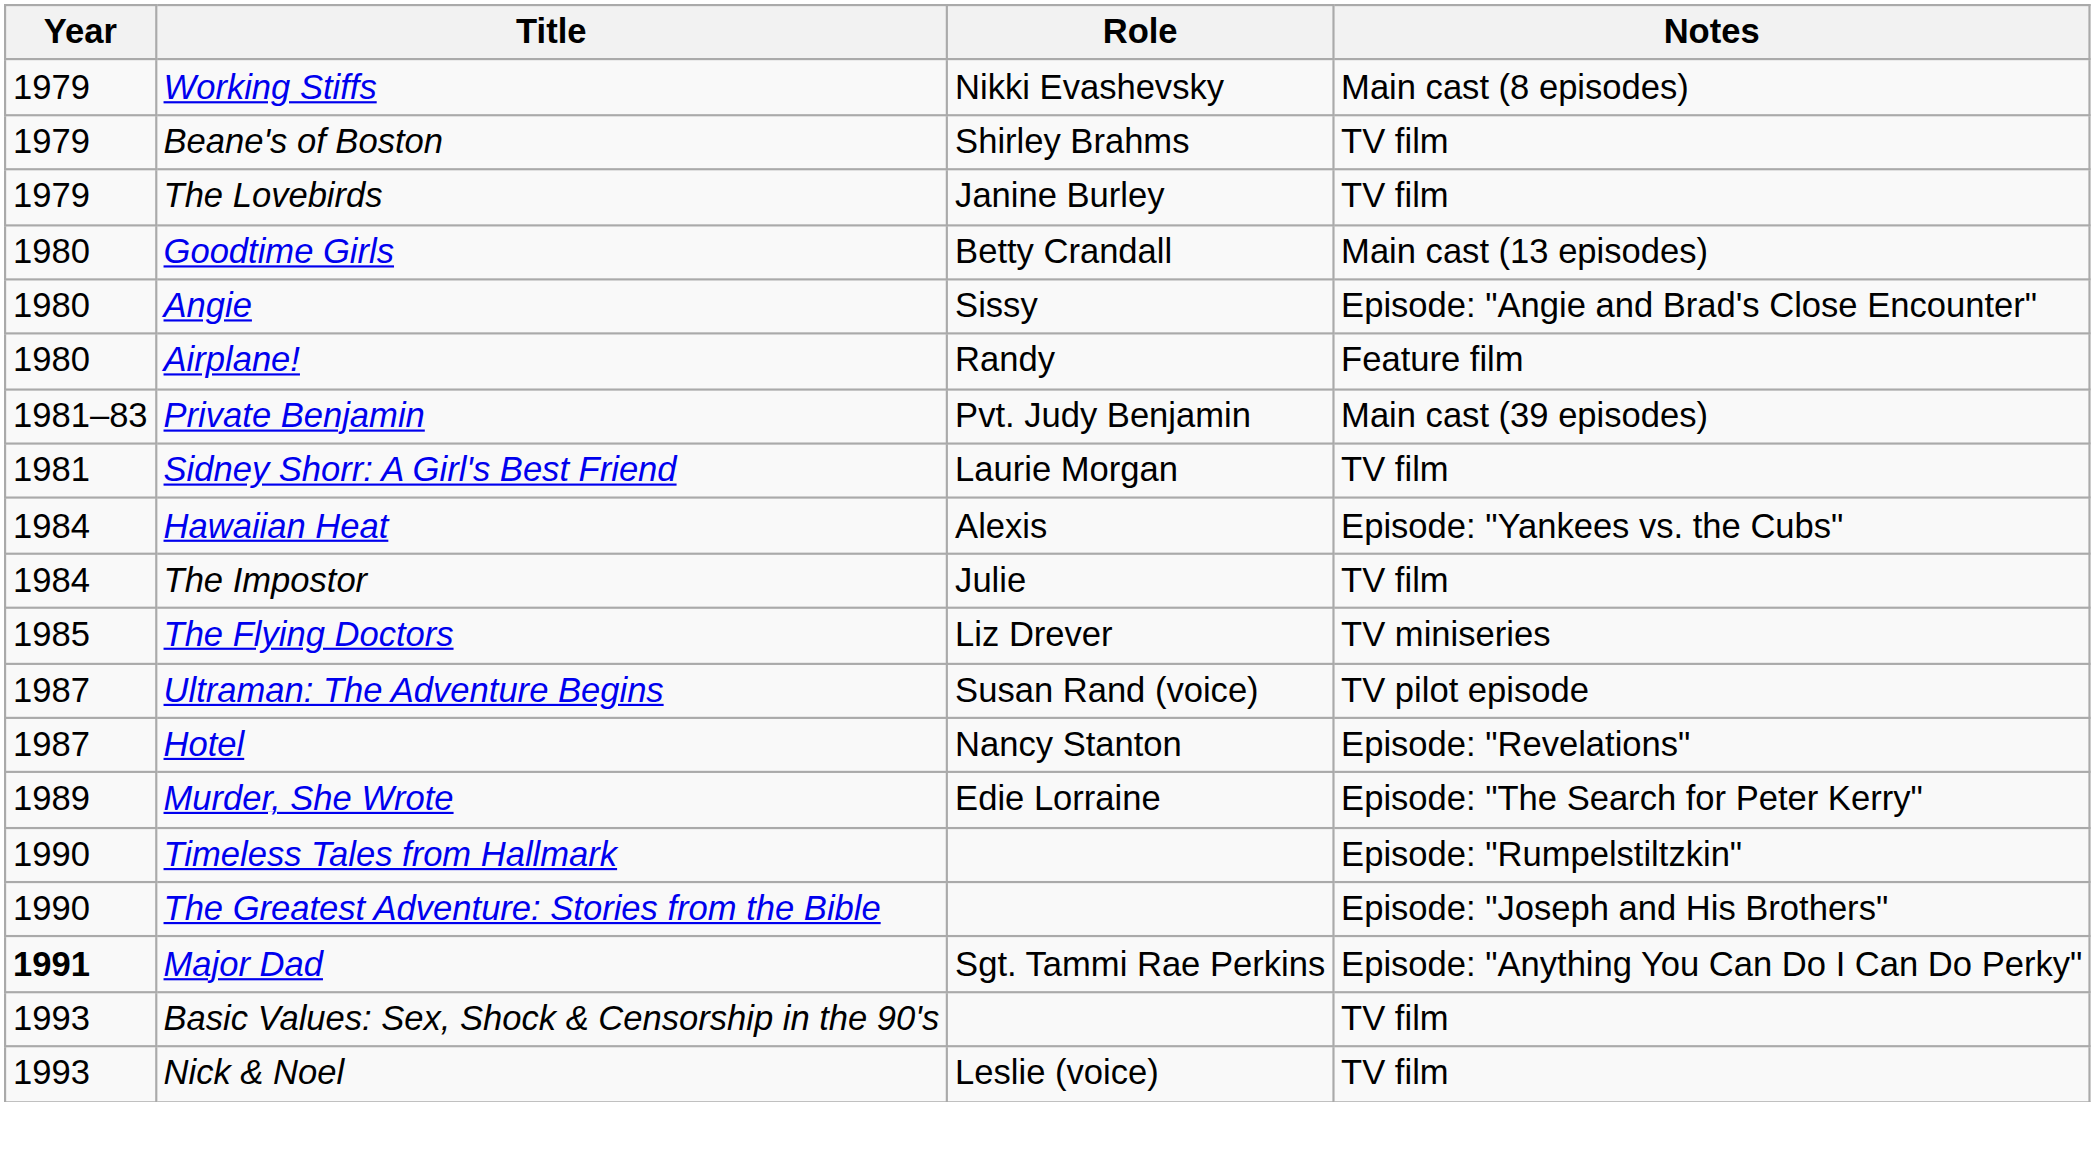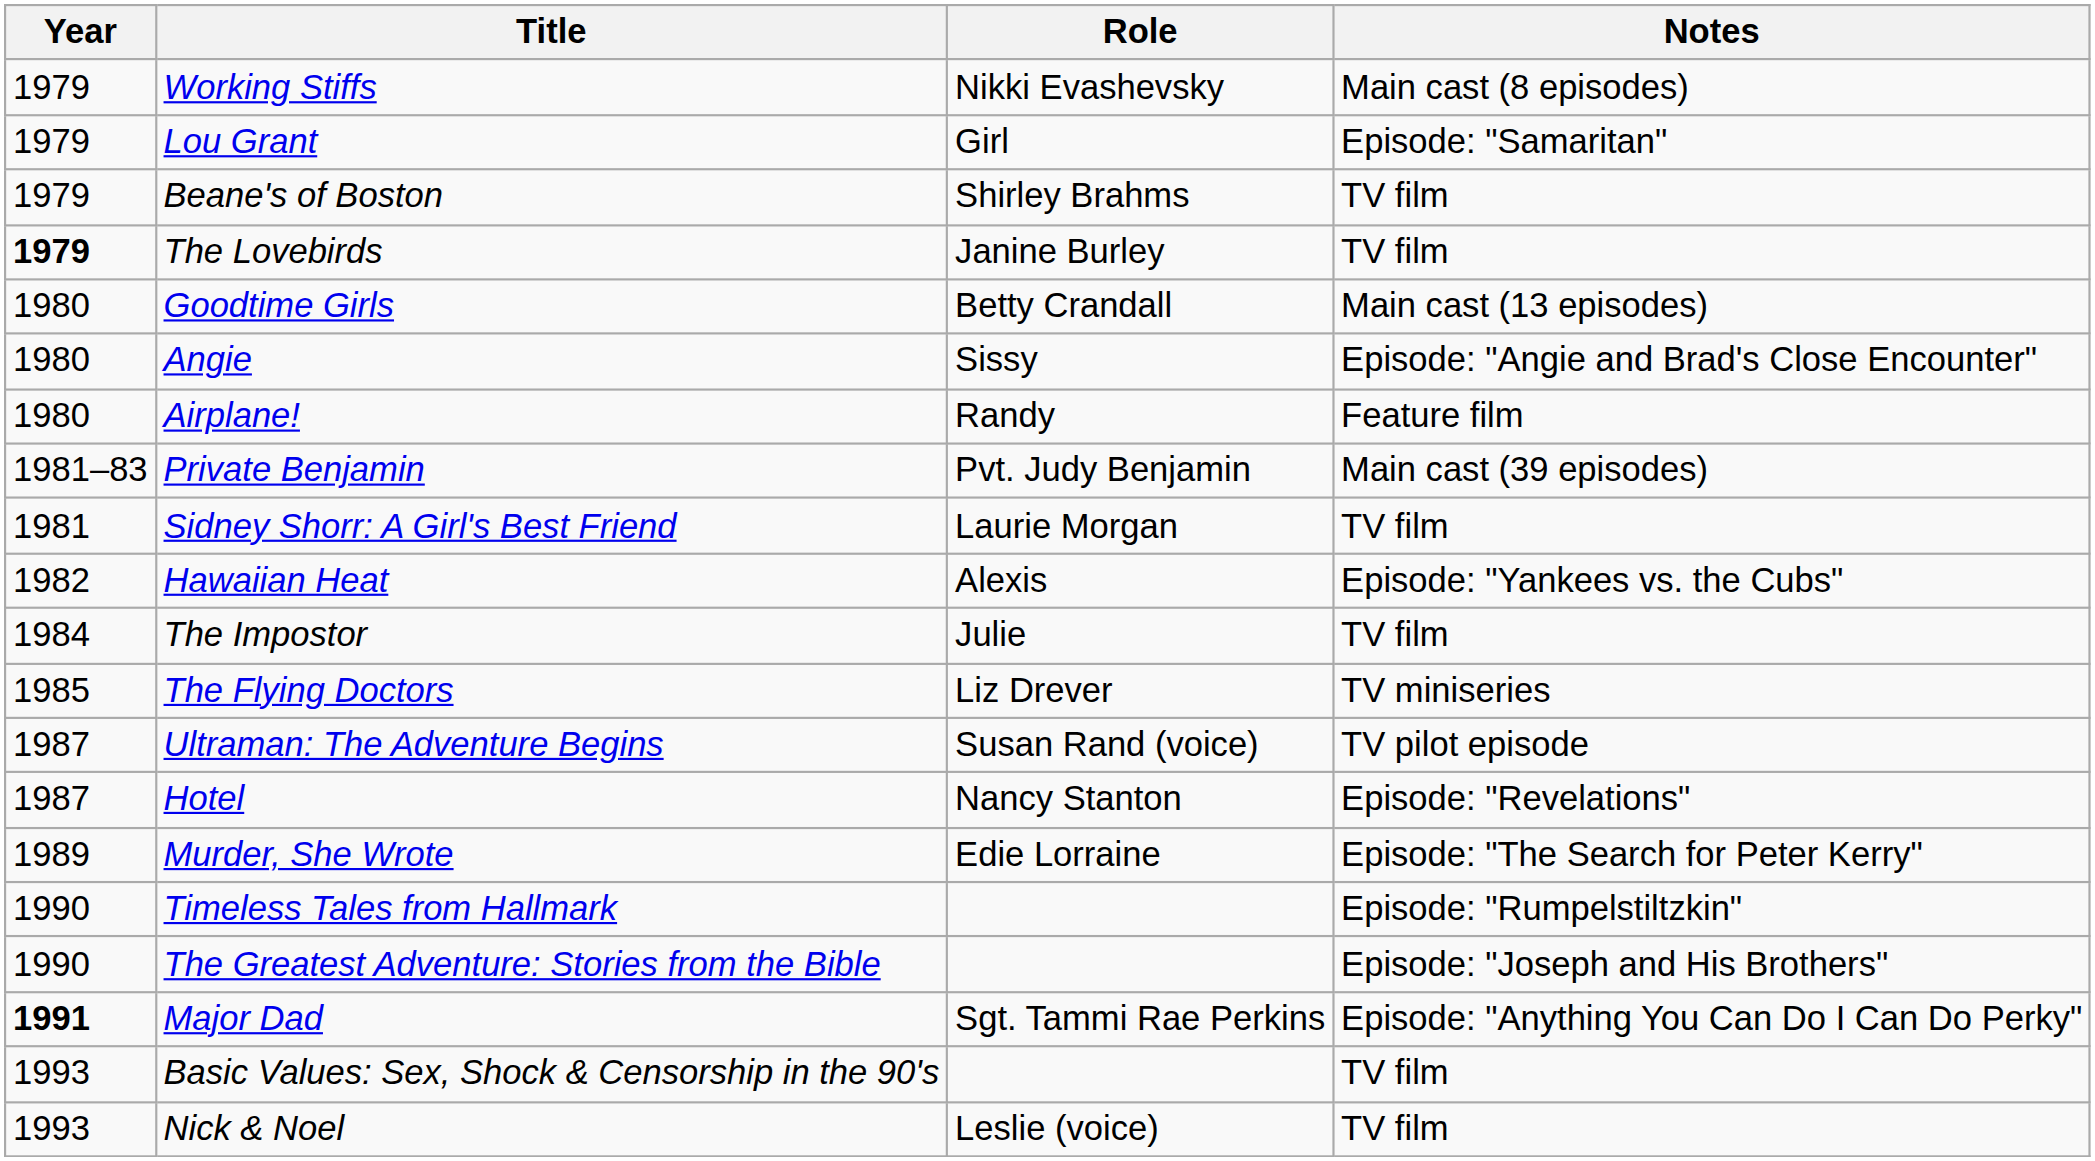+ row: (240, 141)
(51, 196) normal -> (51, 251) bold
(51, 525) 1984 -> (51, 580) 1982
